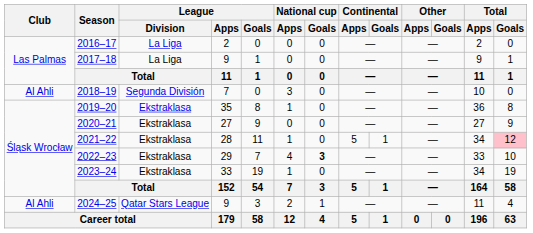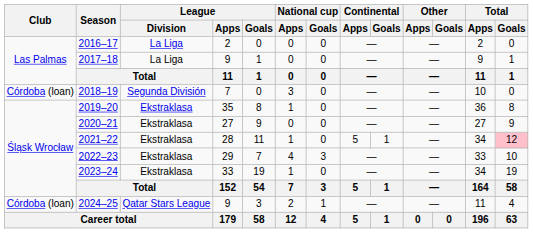(40, 92) Al Ahli -> (40, 92) Córdoba (loan)
(322, 156) bold -> (323, 156) normal
(40, 204) Al Ahli -> (40, 204) Córdoba (loan)
